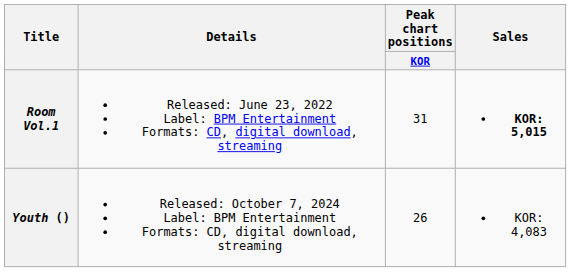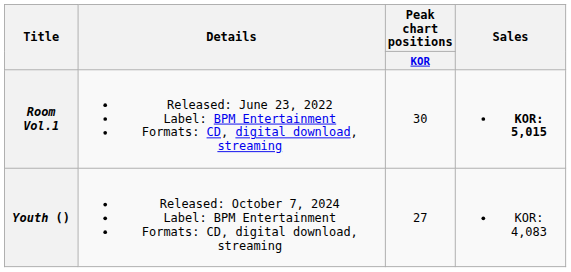(420, 119) 31 -> (420, 119) 30
(420, 218) 26 -> (420, 218) 27
